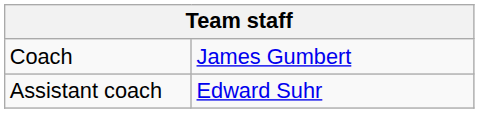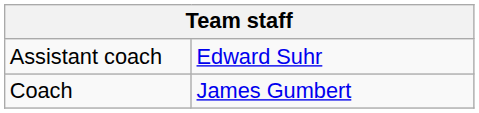rows swapped: (41, 56) <-> (86, 90)
